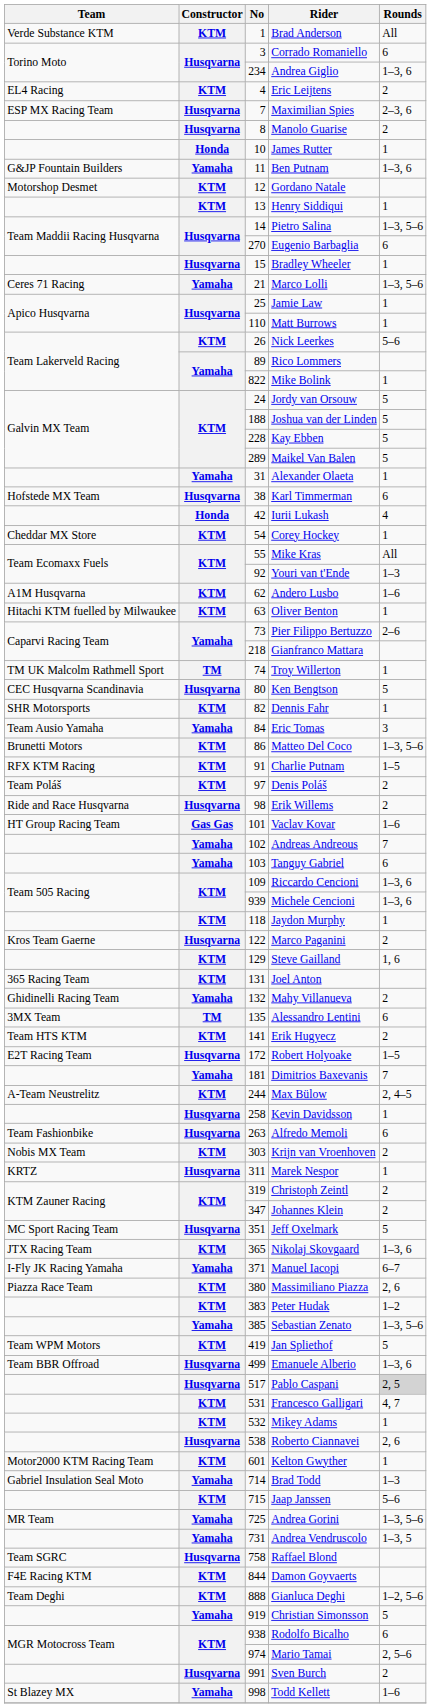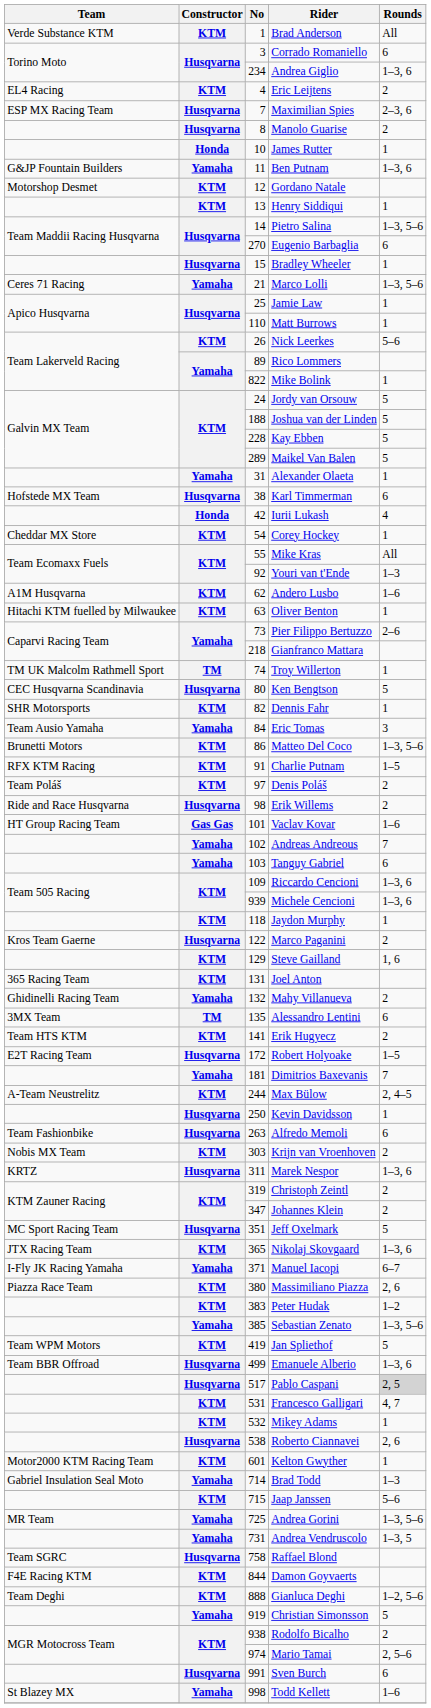(257, 1113) 258 -> (257, 1113) 250
(385, 1171) 1 -> (397, 1171) 1–3, 6
(385, 1634) 6 -> (385, 1634) 2
(385, 1673) 2 -> (385, 1673) 6
